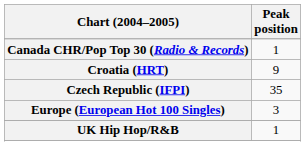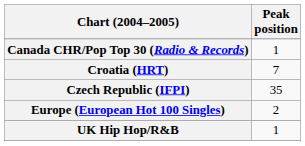(276, 69) 9 -> (276, 69) 7
(276, 110) 3 -> (276, 110) 2
